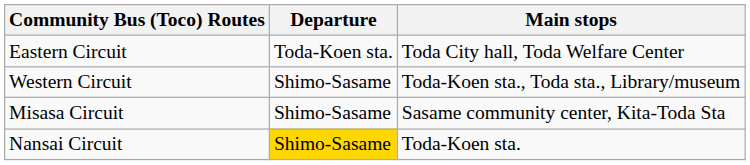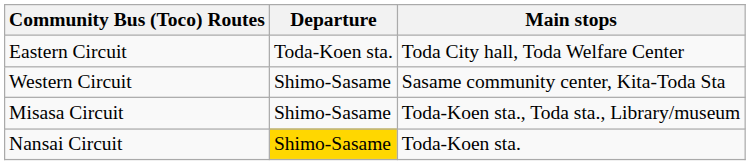(571, 81) Toda-Koen sta., Toda sta., Library/museum -> (564, 81) Sasame community center, Kita-Toda Sta
(564, 112) Sasame community center, Kita-Toda Sta -> (571, 112) Toda-Koen sta., Toda sta., Library/museum
